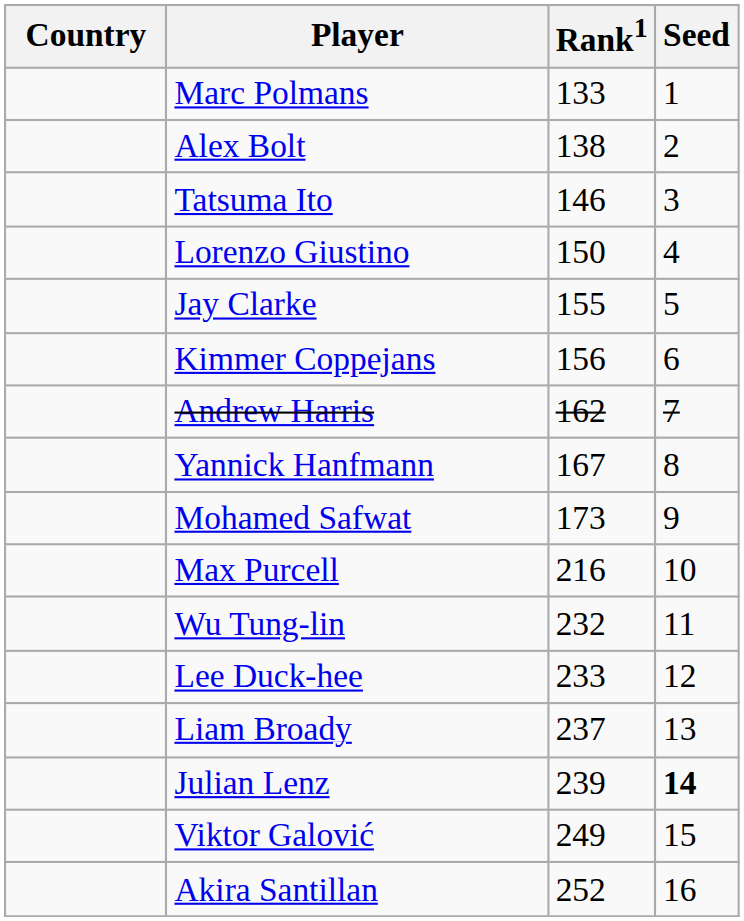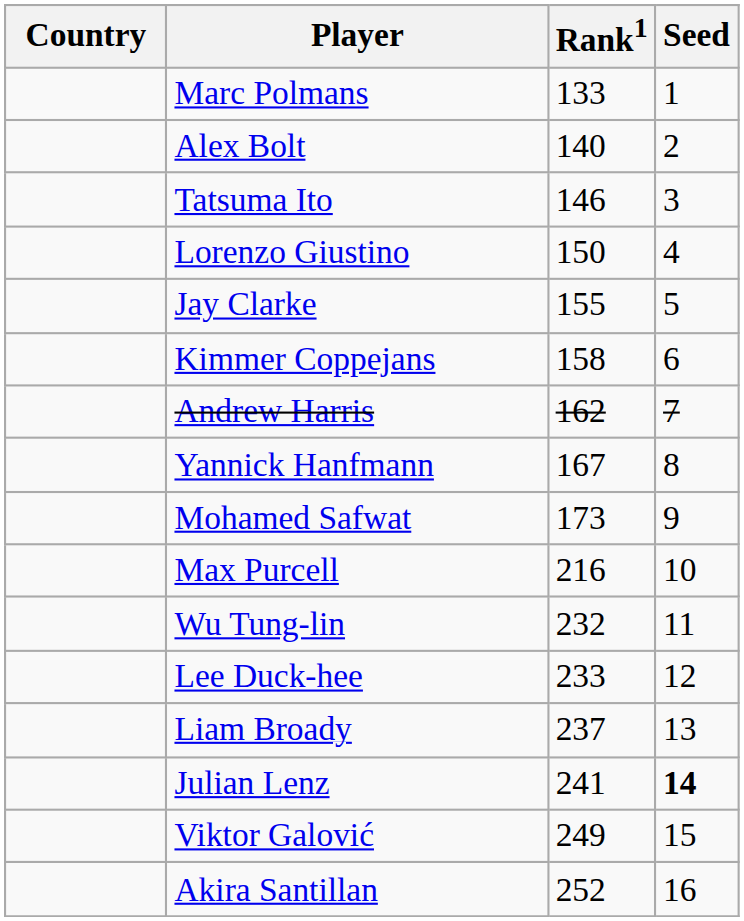(581, 146) 138 -> (581, 146) 140
(581, 358) 156 -> (581, 358) 158
(581, 782) 239 -> (581, 782) 241
